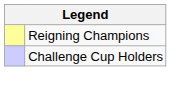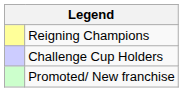+ row: (101, 76)
